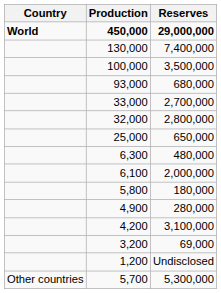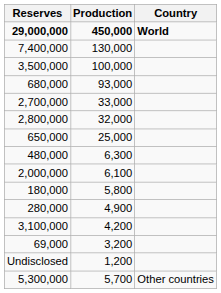columns swapped: (45, 13) <-> (183, 13)
